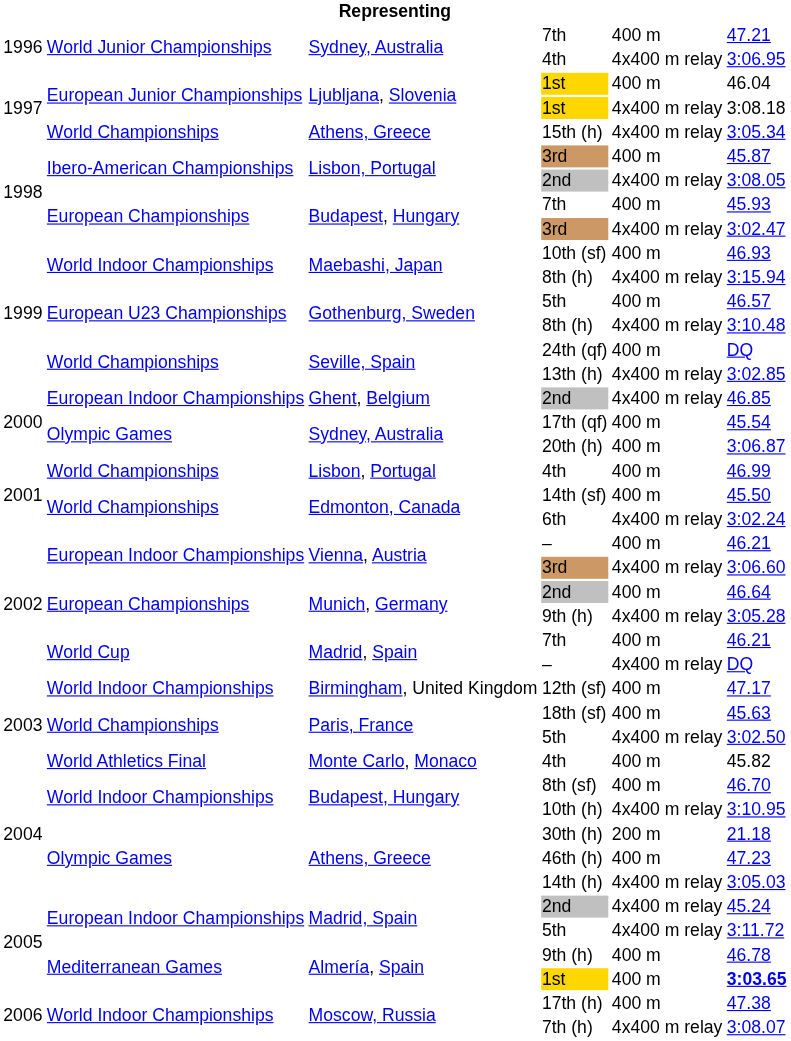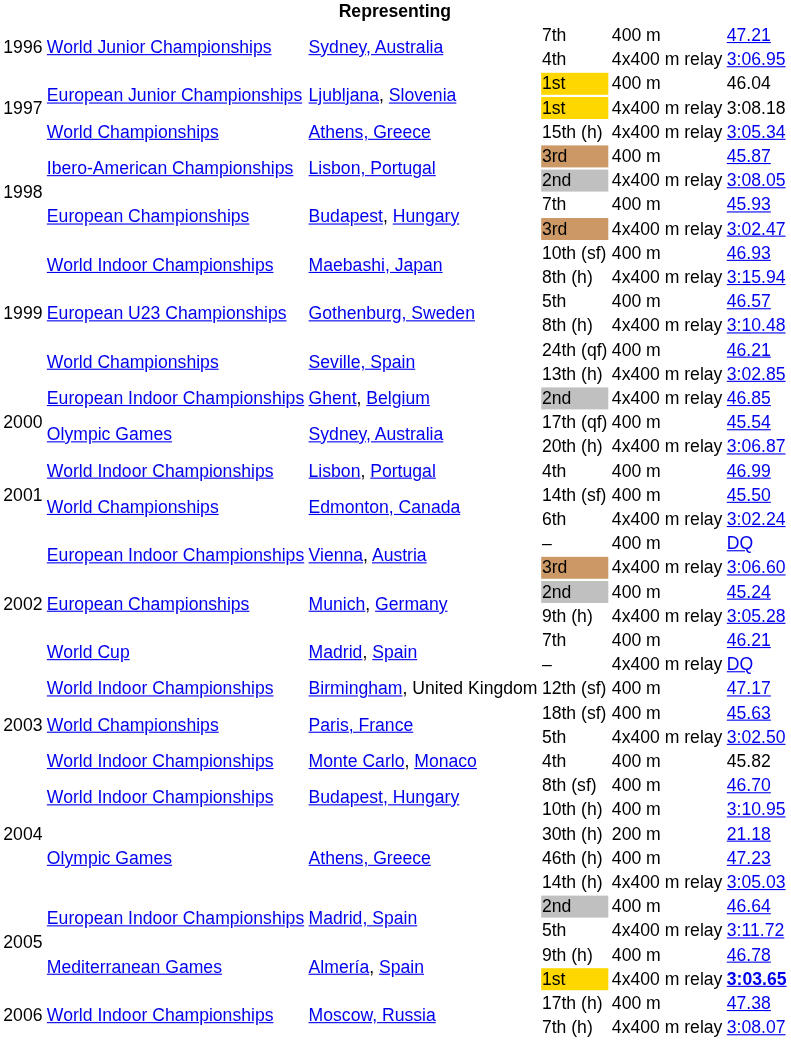(740, 349) DQ -> (749, 349) 46.21
(636, 446) 400 m -> (667, 446) 4x400 m relay
(133, 470) World Championships -> (160, 470) World Indoor Championships
(749, 543) 46.21 -> (740, 543) DQ
(749, 591) 46.64 -> (749, 591) 45.24
(126, 761) World Athletics Final -> (160, 761) World Indoor Championships
(667, 809) 4x400 m relay -> (636, 809) 400 m
(667, 906) 4x400 m relay -> (636, 906) 400 m
(749, 906) 45.24 -> (749, 906) 46.64
(636, 979) 400 m -> (667, 979) 4x400 m relay
